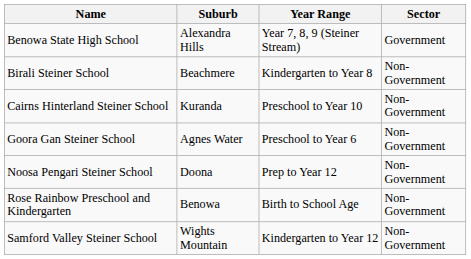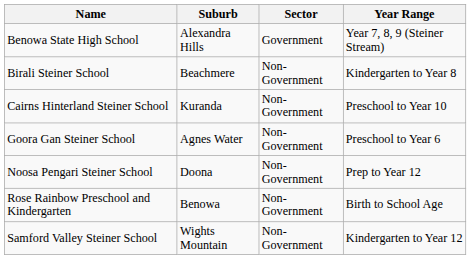columns swapped: (320, 14) <-> (424, 14)
